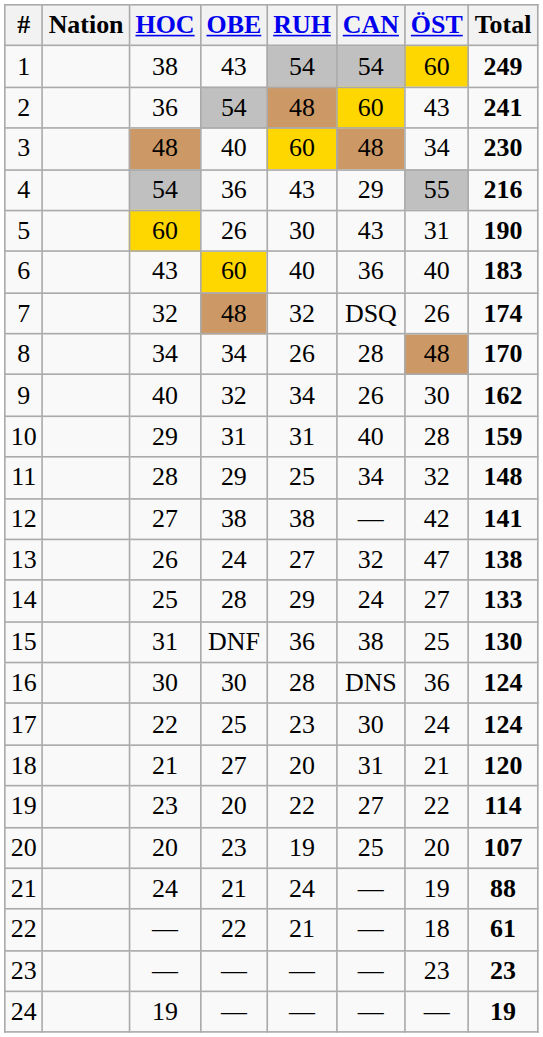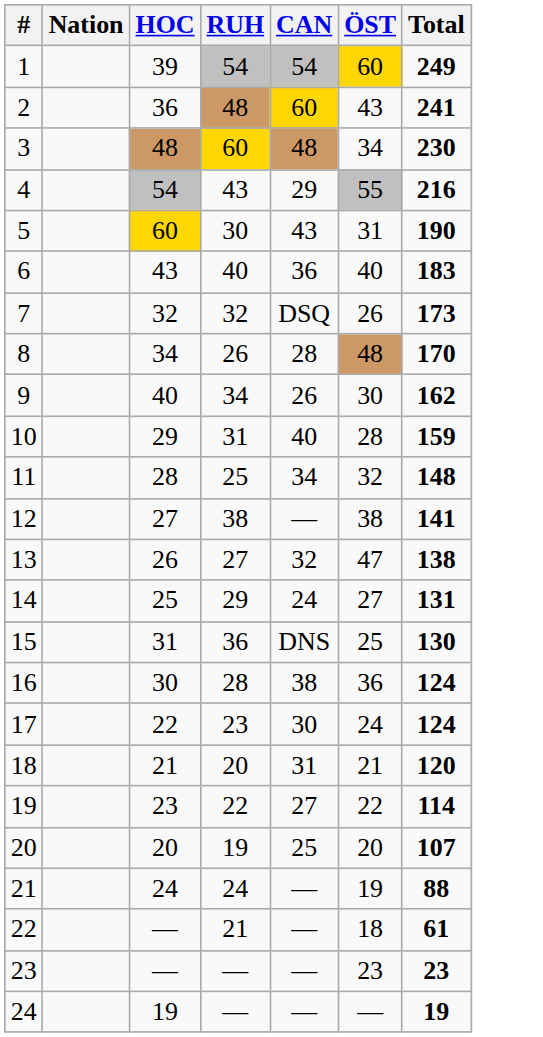- column: (234, 25)
(165, 66) 38 -> (165, 66) 39
(503, 312) 174 -> (436, 312) 173
(437, 518) 42 -> (370, 518) 38
(503, 600) 133 -> (436, 600) 131
(371, 641) 38 -> (304, 641) DNS
(371, 682) DNS -> (304, 682) 38
